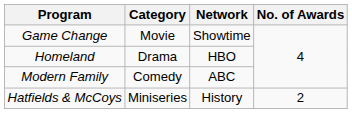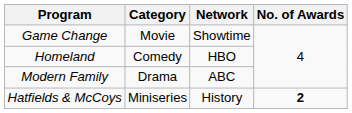(157, 56) Drama -> (157, 56) Comedy
(157, 77) Comedy -> (157, 77) Drama
(300, 98) normal -> (300, 98) bold
